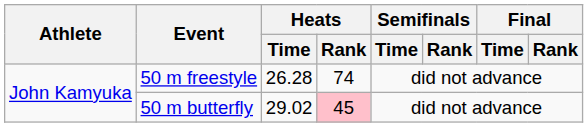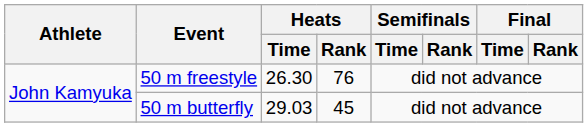(289, 78) 26.28 -> (289, 78) 26.30
(344, 78) 74 -> (344, 78) 76
(289, 108) 29.02 -> (289, 108) 29.03
(344, 108) pink background -> (344, 108) no background
